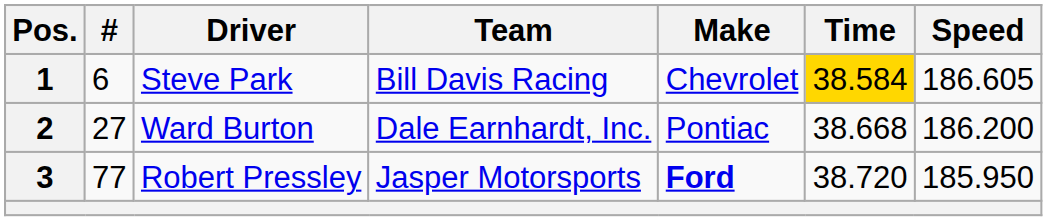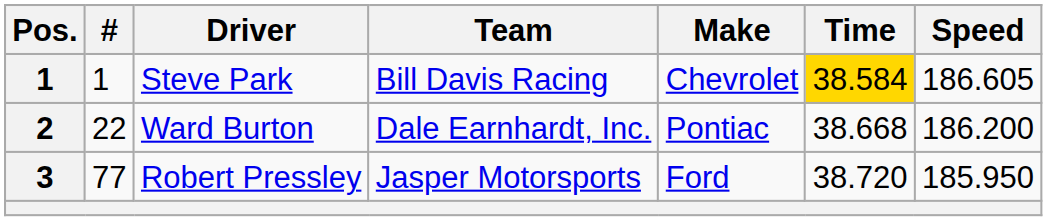(101, 79) 6 -> (101, 79) 1
(109, 128) 27 -> (109, 128) 22
(700, 177) bold -> (698, 177) normal
